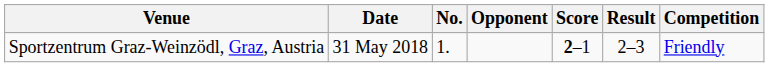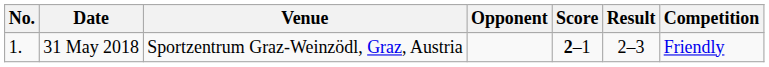columns swapped: (450, 18) <-> (166, 18)
